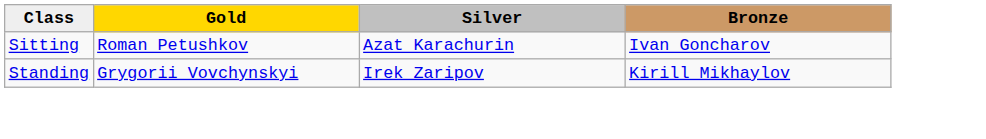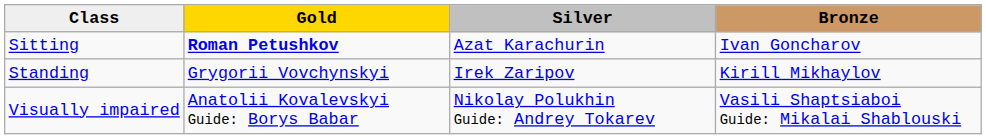(173, 46) normal -> (263, 46) bold
+ row: (94, 110)
